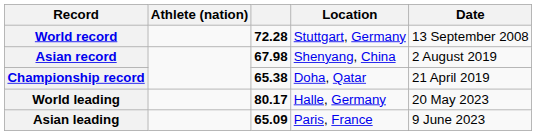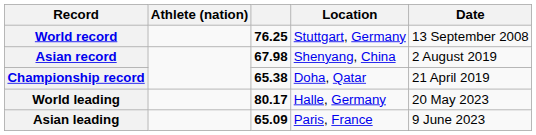(271, 36) 72.28 -> (271, 36) 76.25
